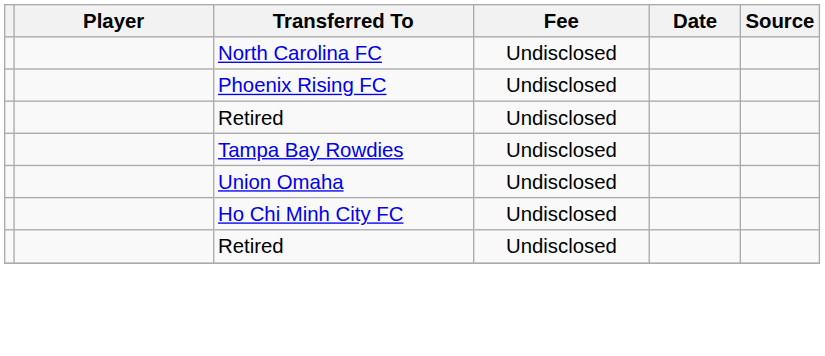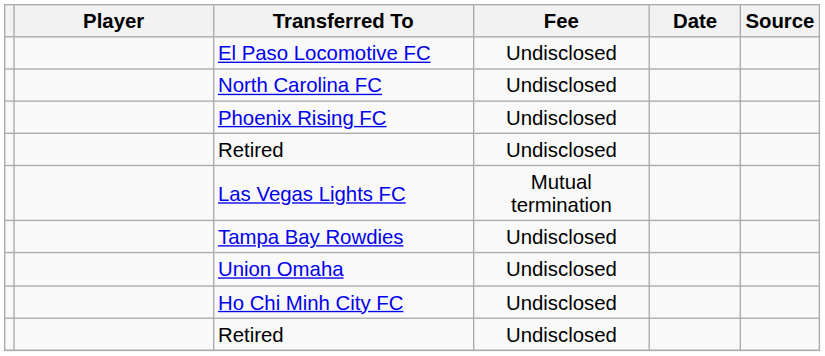+ row: (324, 53)
+ row: (312, 194)
